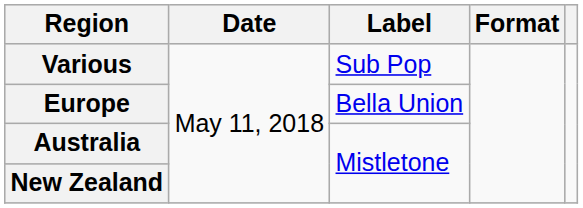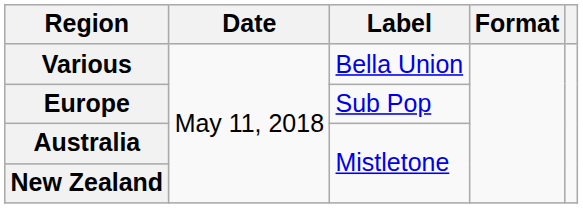(383, 63) Sub Pop -> (399, 63) Bella Union
(399, 103) Bella Union -> (383, 103) Sub Pop
